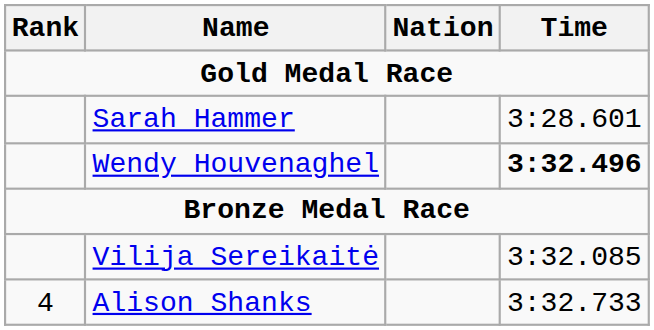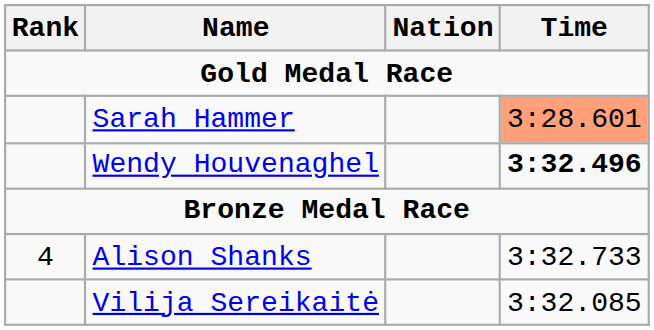(574, 119) no background -> (574, 119) lightsalmon background
rows swapped: (236, 257) <-> (202, 303)
